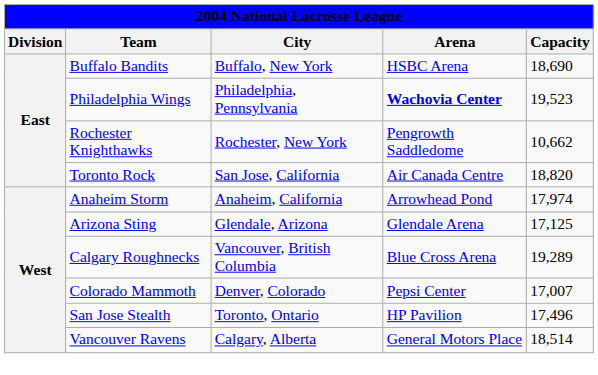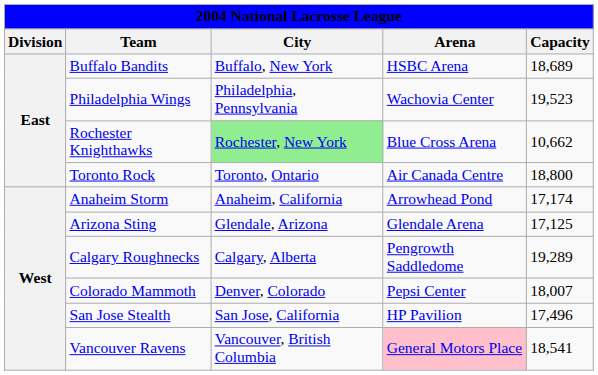(552, 66) 18,690 -> (552, 66) 18,689
(444, 99) bold -> (440, 99) normal
(281, 141) no background -> (281, 141) lightgreen background
(425, 141) Pengrowth Saddledome -> (442, 141) Blue Cross Arena
(277, 174) San Jose, California -> (267, 174) Toronto, Ontario
(552, 174) 18,820 -> (552, 174) 18,800
(552, 199) 17,974 -> (552, 199) 17,174
(273, 257) Vancouver, British Columbia -> (265, 257) Calgary, Alberta
(442, 257) Blue Cross Arena -> (425, 257) Pengrowth Saddledome
(552, 290) 17,007 -> (552, 290) 18,007
(267, 315) Toronto, Ontario -> (277, 315) San Jose, California
(265, 339) Calgary, Alberta -> (273, 348) Vancouver, British Columbia
(454, 339) no background -> (454, 348) pink background
(552, 339) 18,514 -> (552, 348) 18,541
